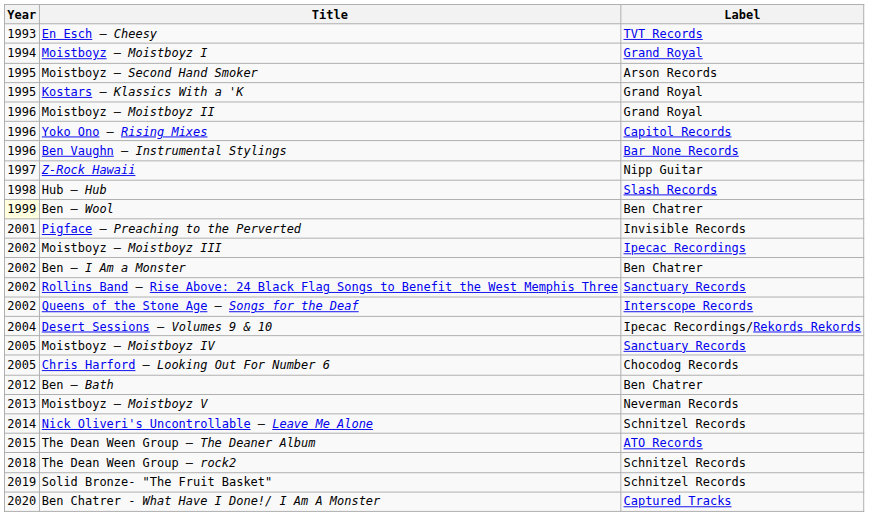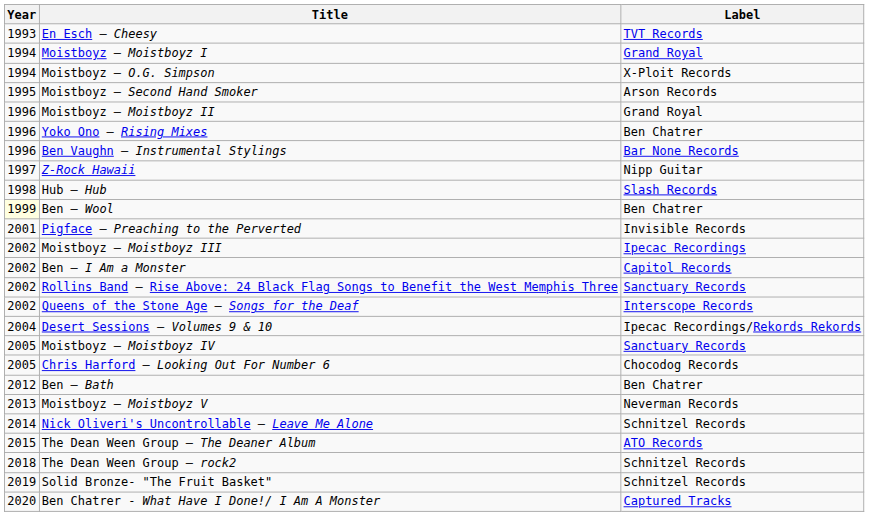+ row: (128, 73)
- row: (143, 92)
(678, 131) Capitol Records -> (663, 131) Ben Chatrer
(663, 268) Ben Chatrer -> (678, 268) Capitol Records
